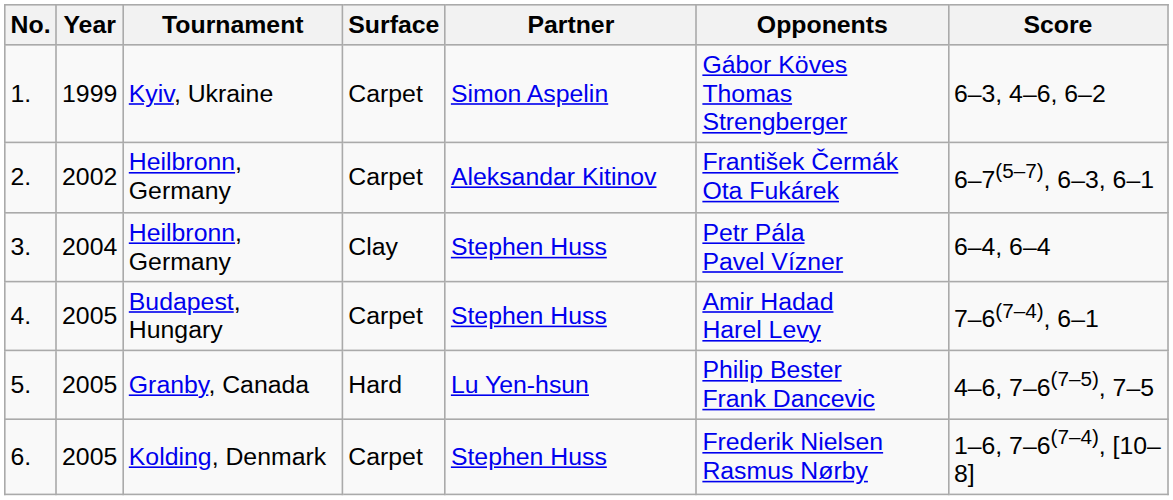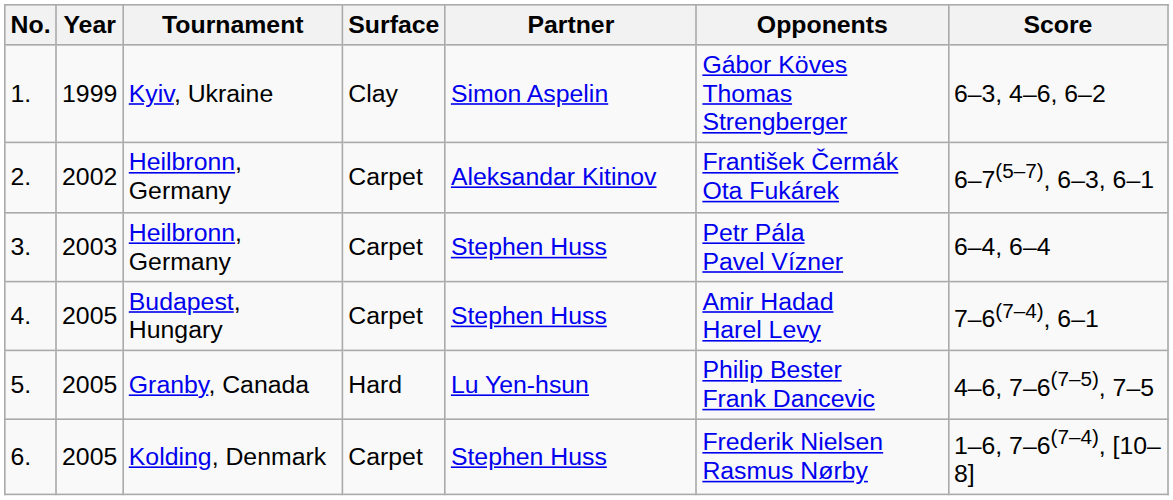(386, 93) Carpet -> (373, 93) Clay
(90, 245) 2004 -> (90, 245) 2003
(373, 245) Clay -> (386, 245) Carpet
